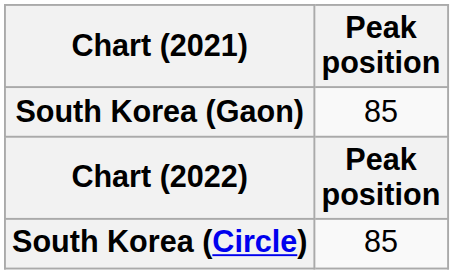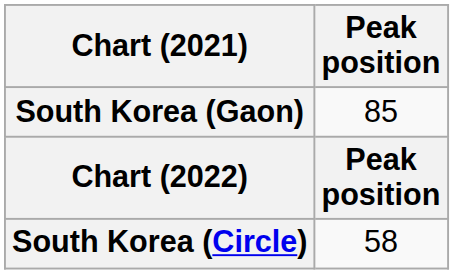(381, 242) 85 -> (381, 242) 58
